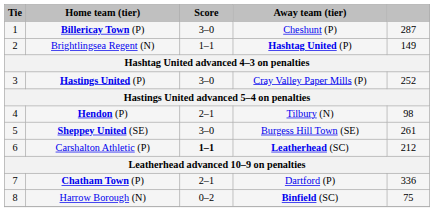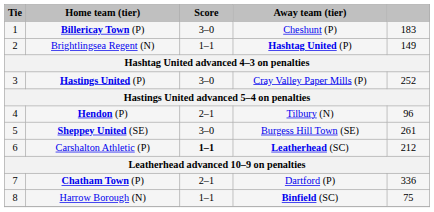(408, 30) 287 -> (408, 30) 183
(408, 114) 98 -> (408, 114) 96
(206, 198) 0–2 -> (206, 198) 1–1
